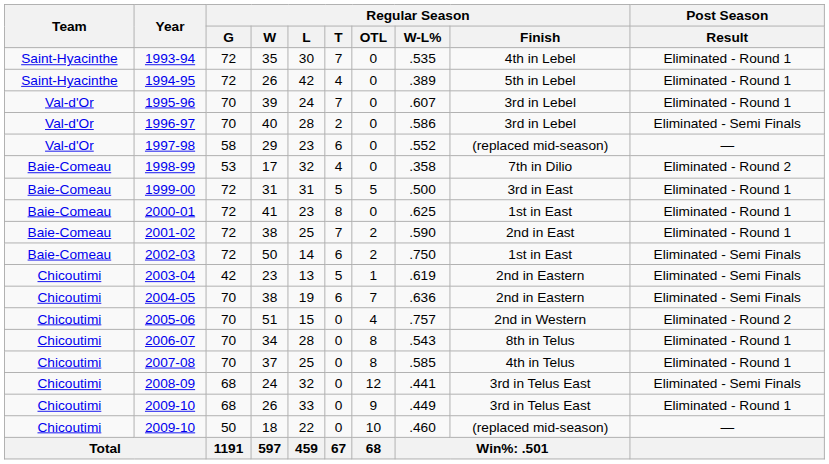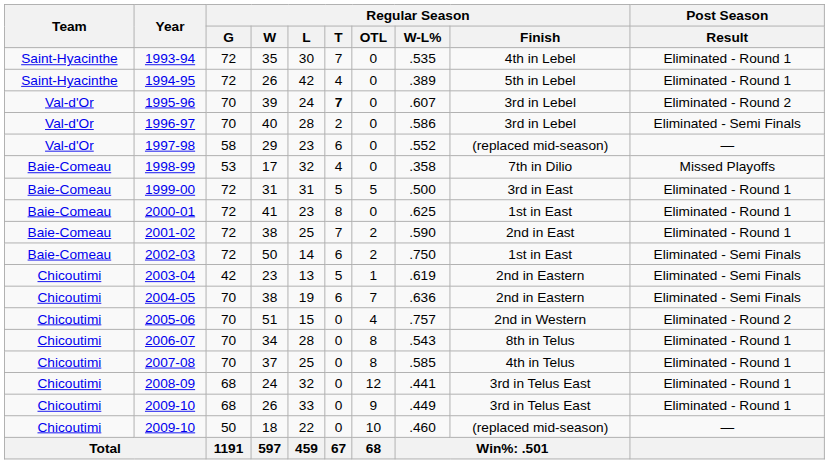(339, 102) normal -> (339, 102) bold
(727, 102) Eliminated - Round 1 -> (727, 102) Eliminated - Round 2
(727, 167) Eliminated - Round 2 -> (727, 167) Missed Playoffs
(727, 384) Eliminated - Semi Finals -> (727, 384) Eliminated - Round 1
